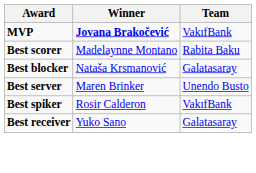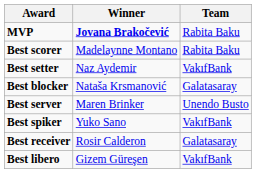(207, 31) VakıfBank -> (211, 31) Rabita Baku
+ row: (33, 68)
(111, 104) Rosir Calderon -> (101, 123) Yuko Sano
(101, 123) Yuko Sano -> (111, 141) Rosir Calderon
+ row: (33, 159)
